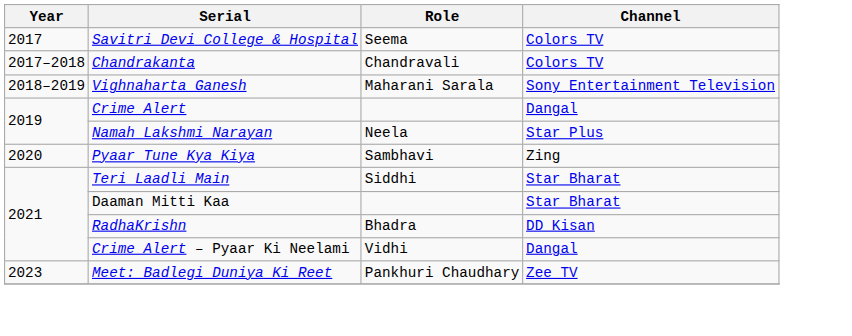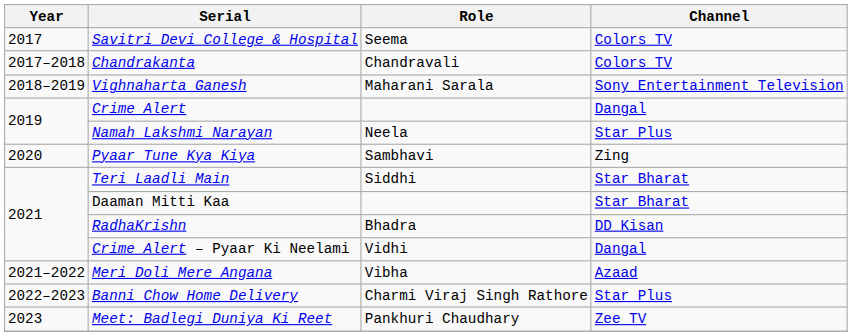+ row: (182, 273)
+ row: (195, 296)
